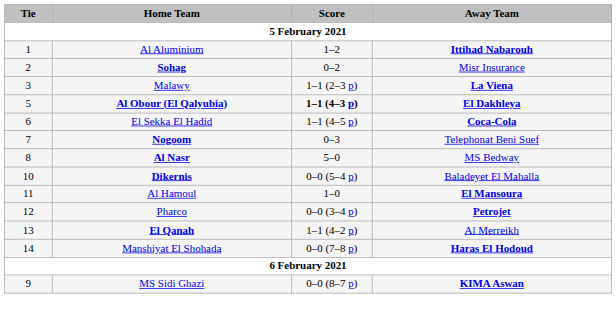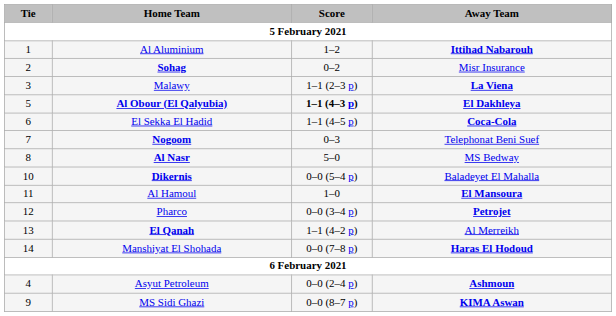+ row: (172, 284)
